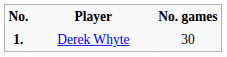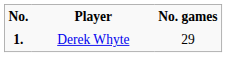(188, 39) 30 -> (188, 39) 29
